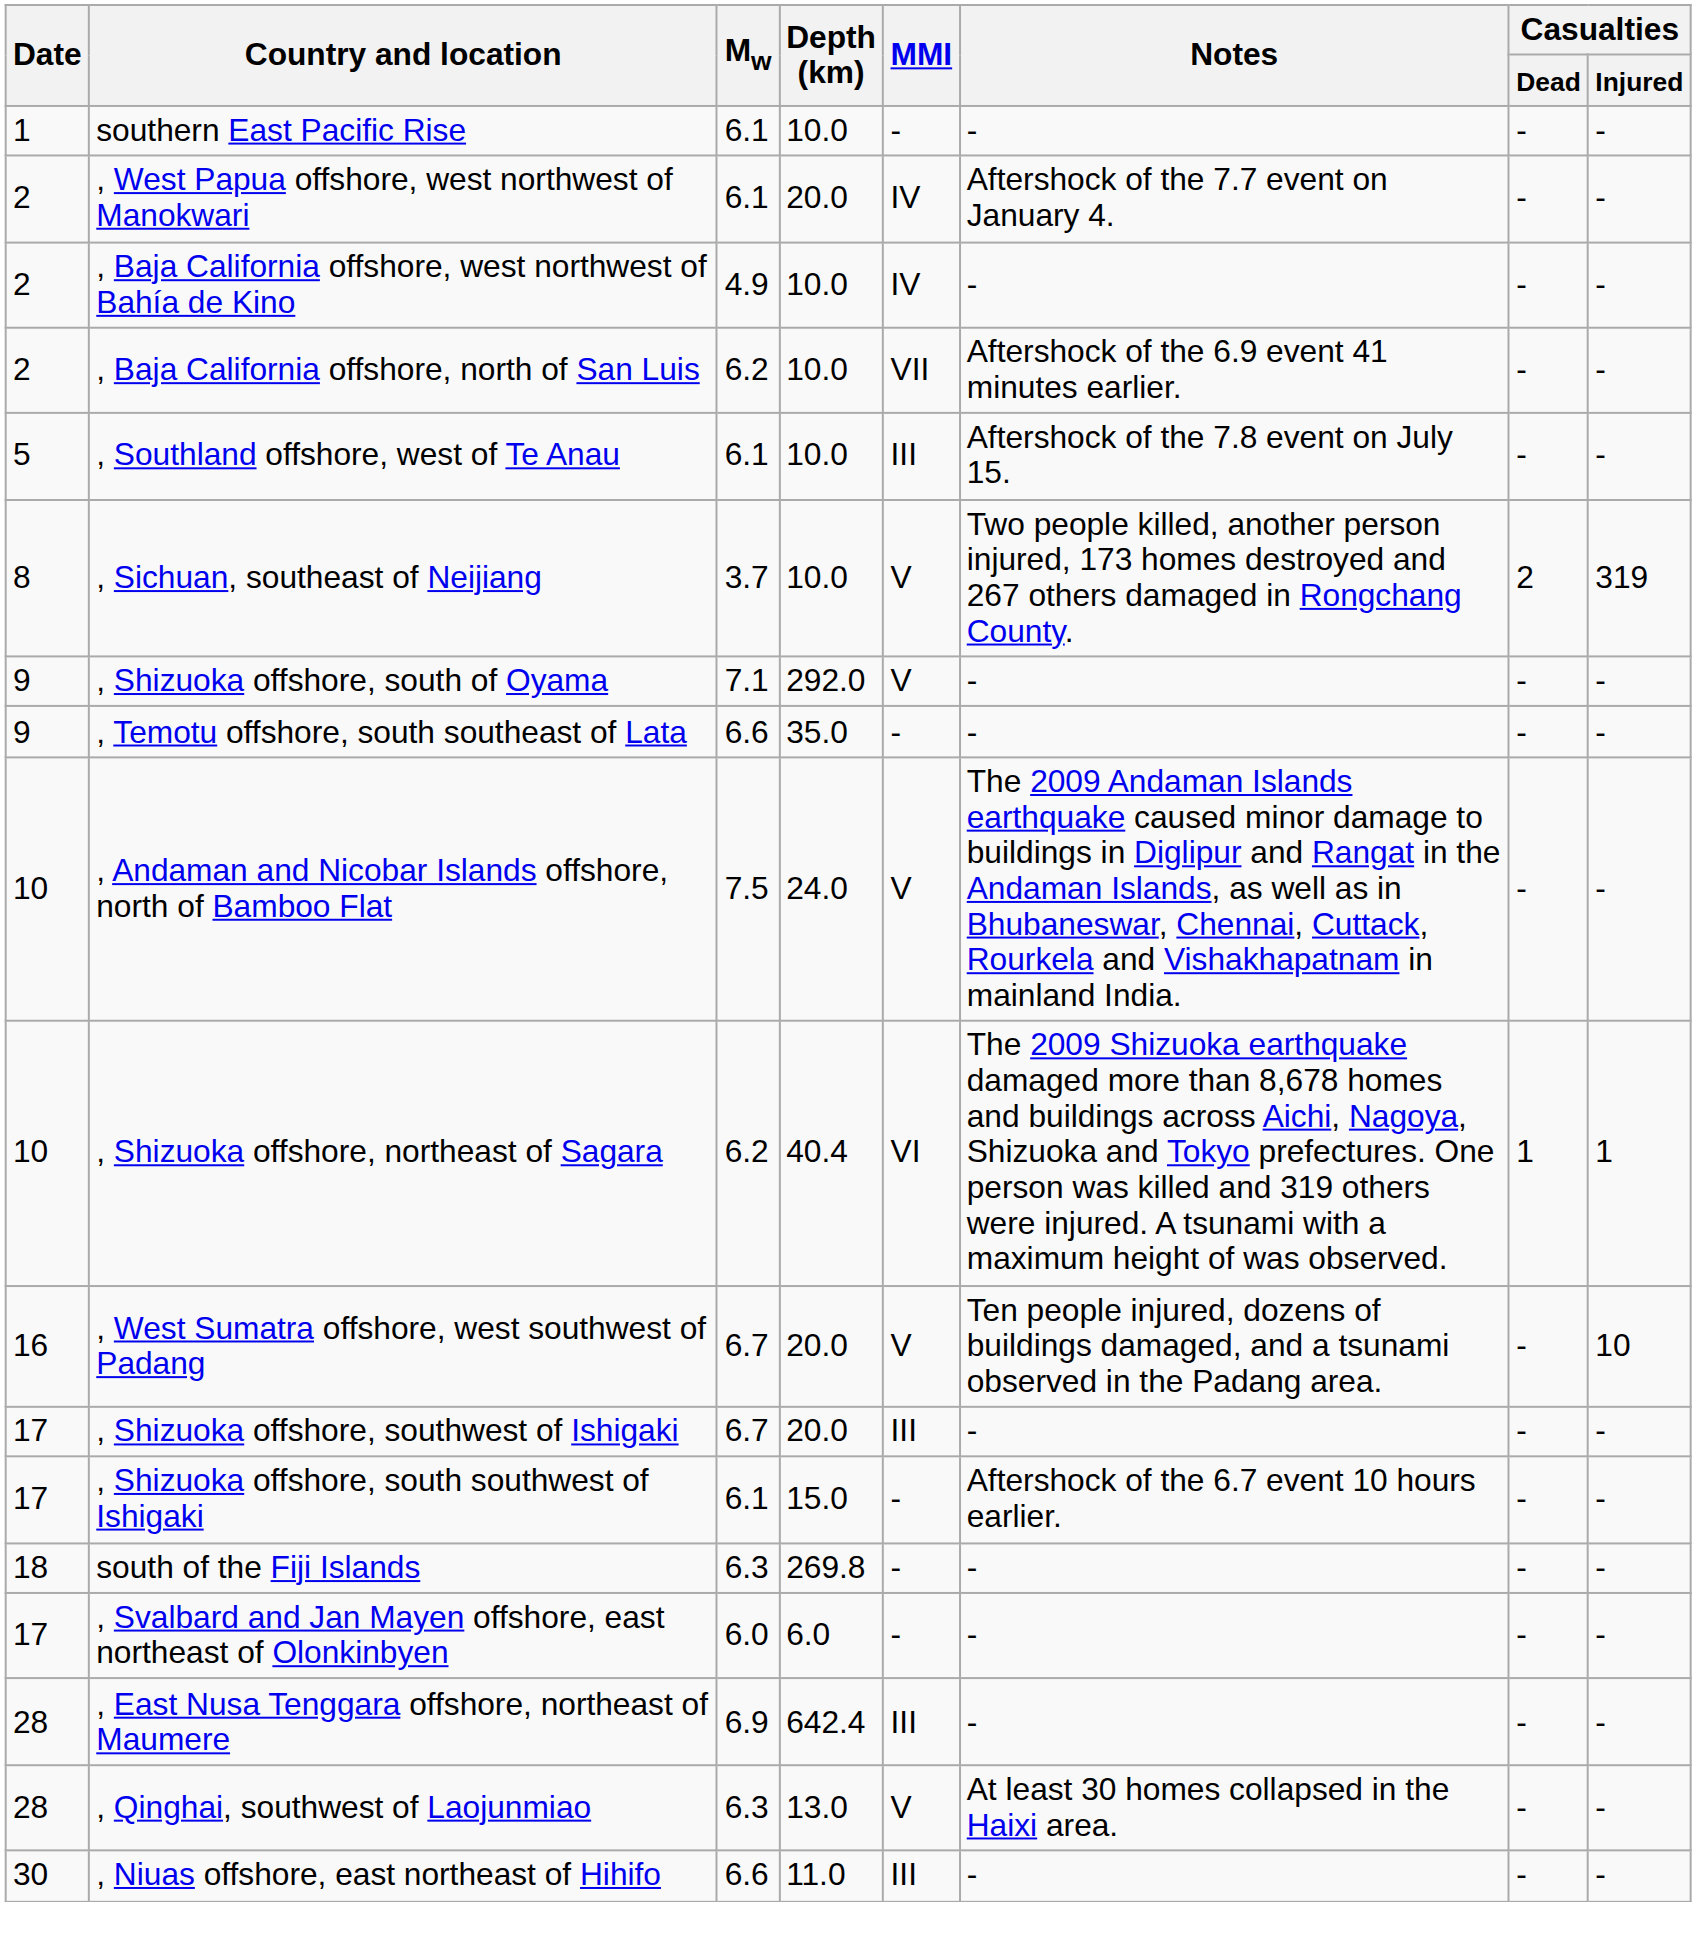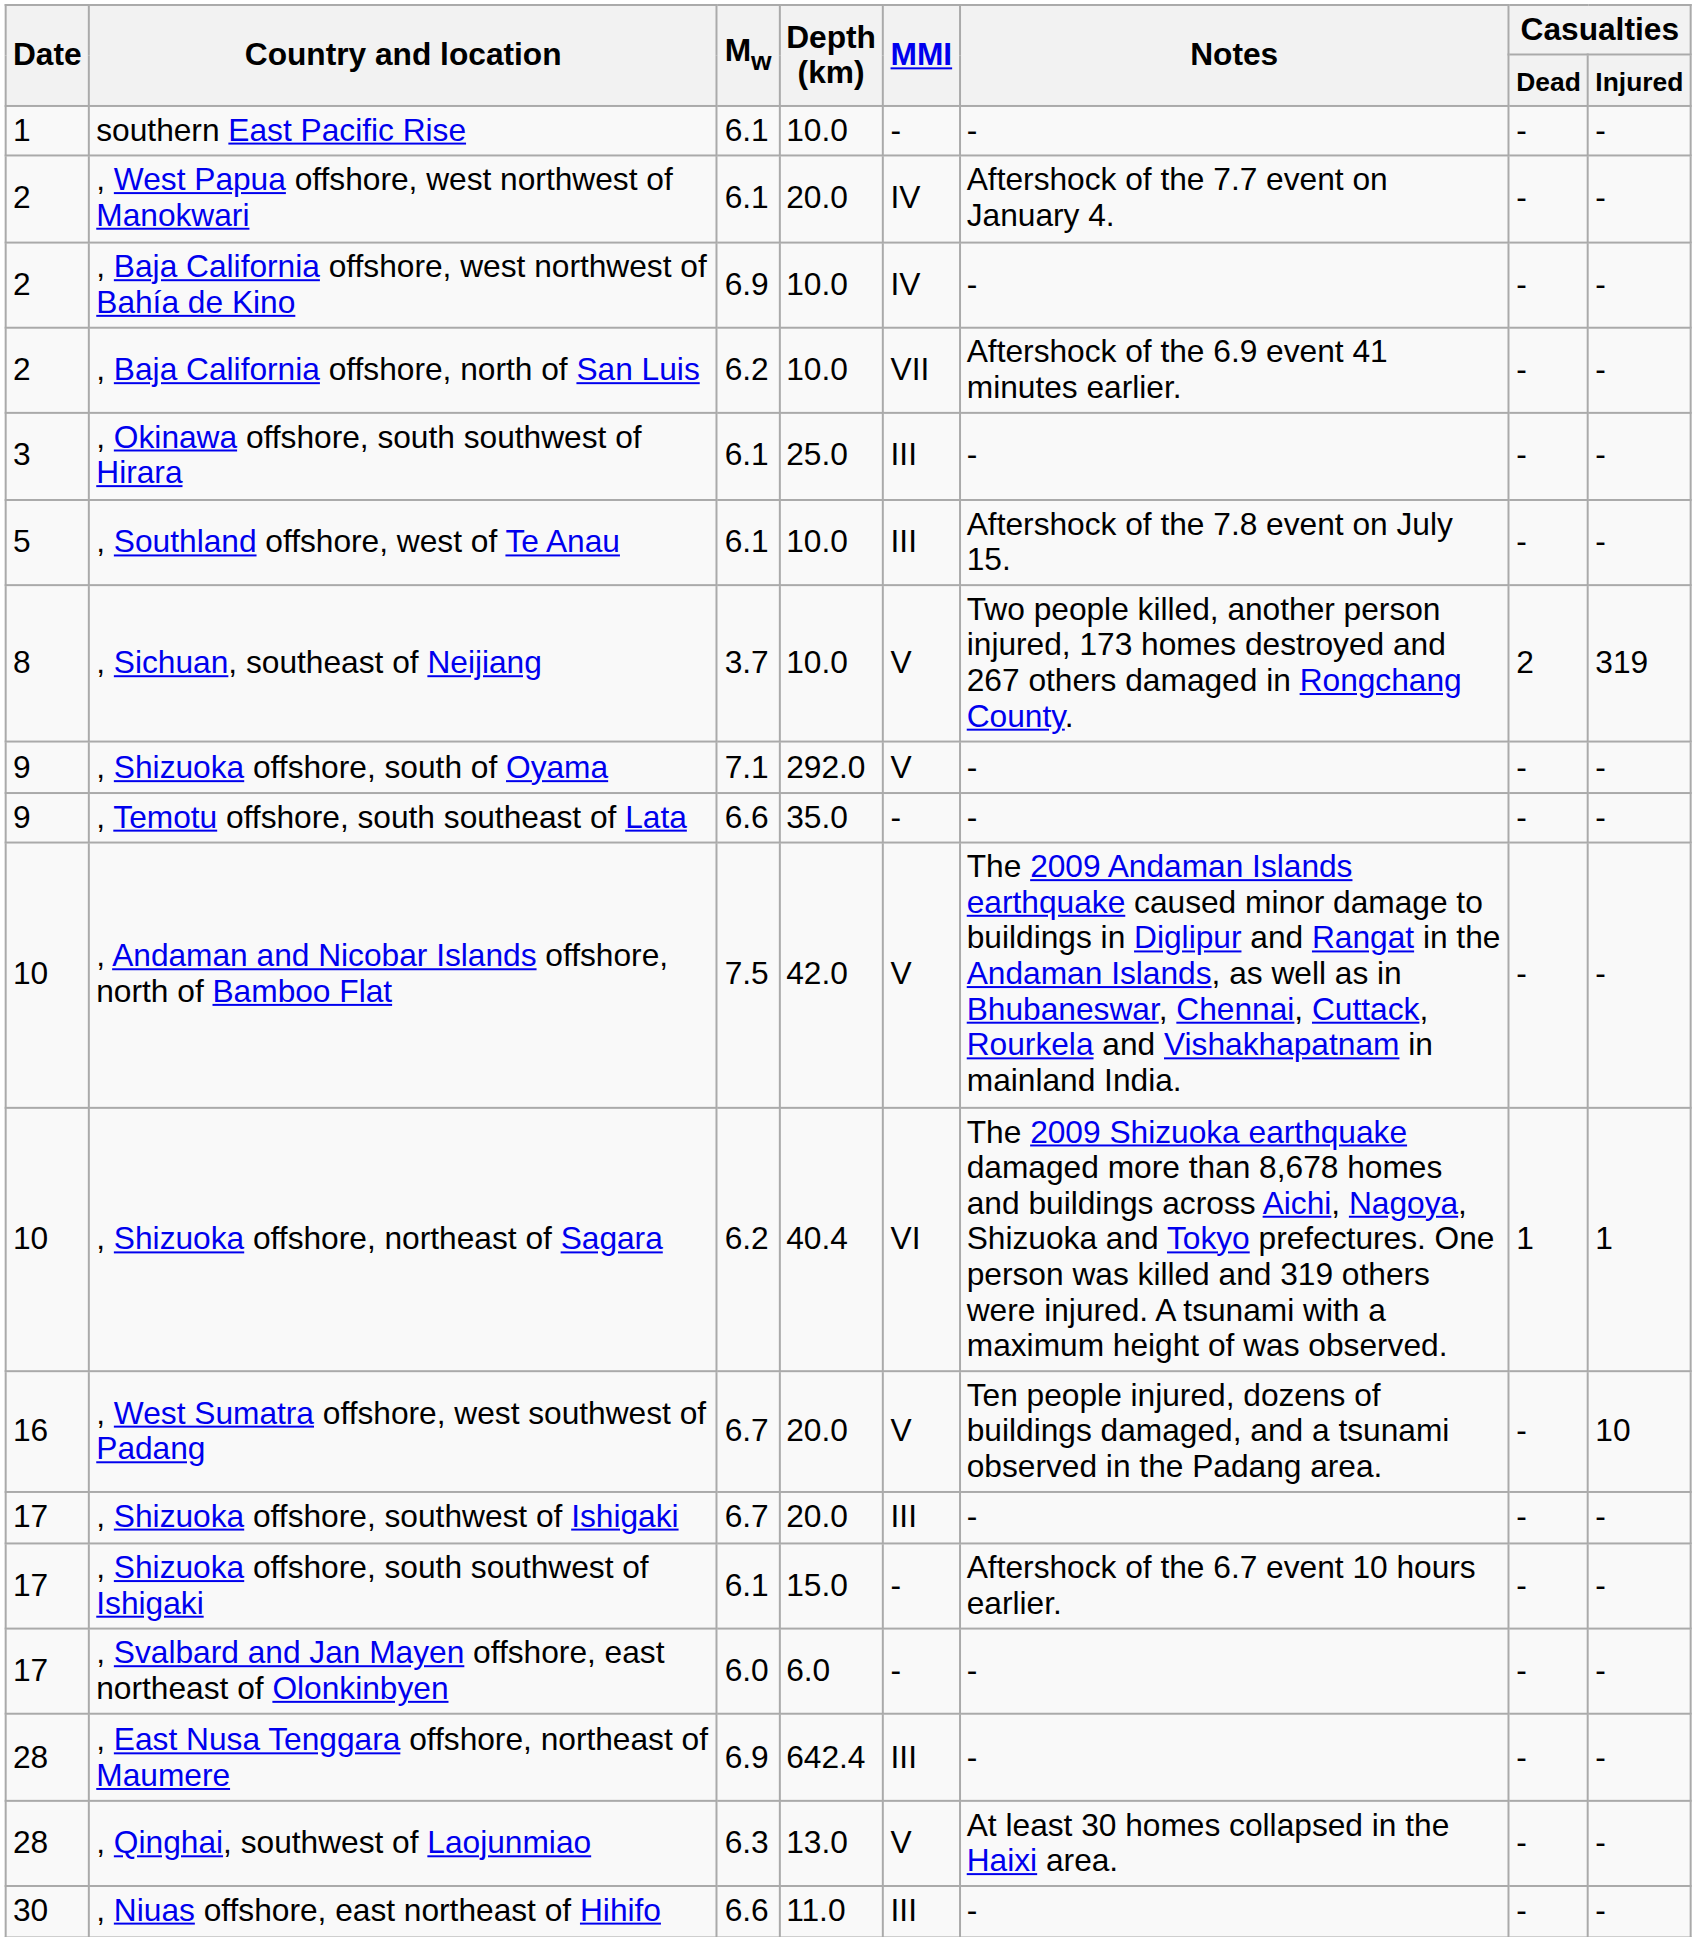(747, 284) 4.9 -> (747, 284) 6.9
+ row: (369, 455)
(817, 888) 24.0 -> (817, 974) 42.0
- row: (258, 1567)
